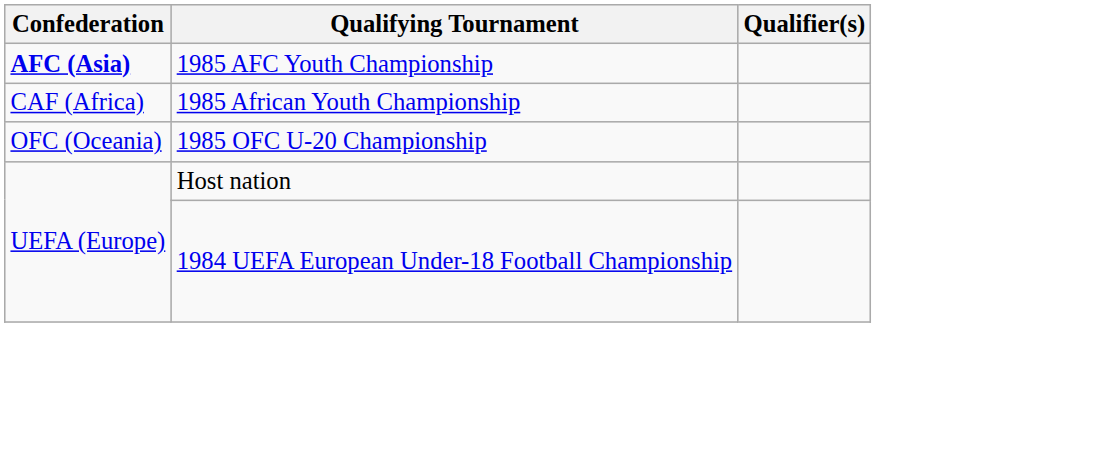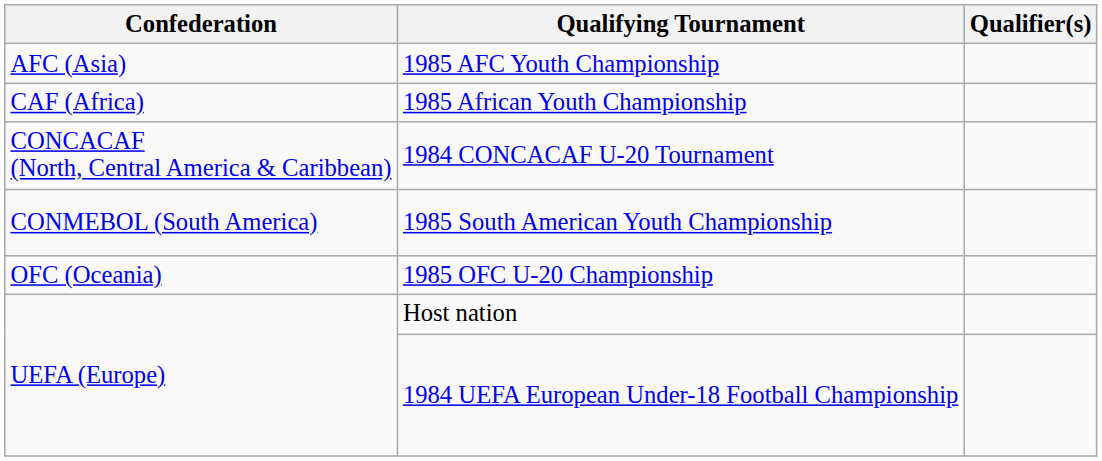(70, 63) bold -> (68, 63) normal
+ row: (588, 155)
+ row: (617, 221)
